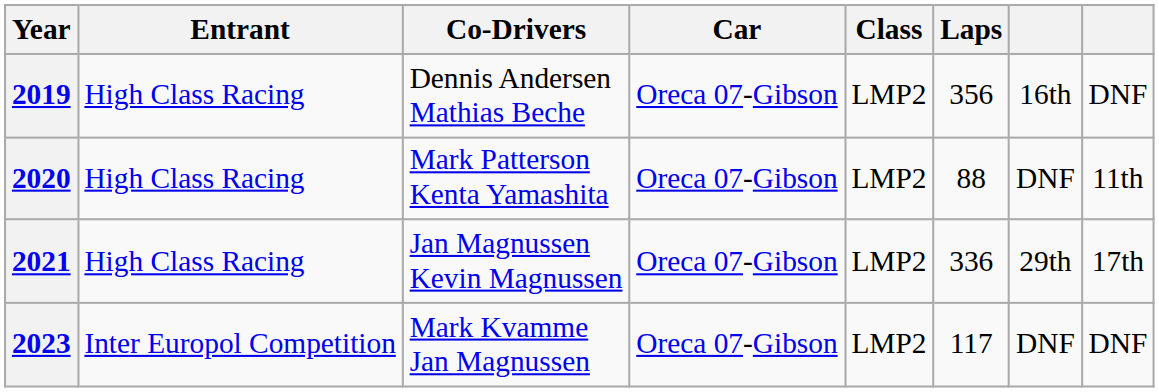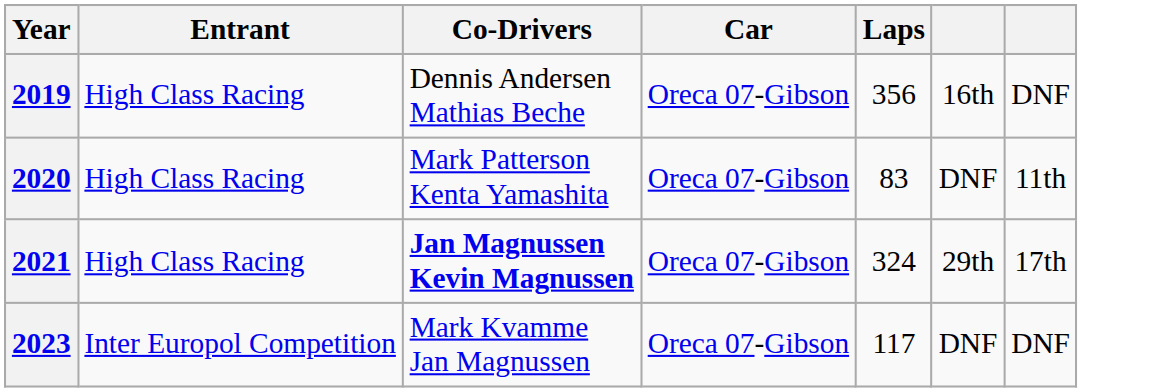- column: (889, 29)
(971, 178) 88 -> (894, 178) 83
(516, 261) normal -> (522, 261) bold
(971, 261) 336 -> (894, 261) 324
